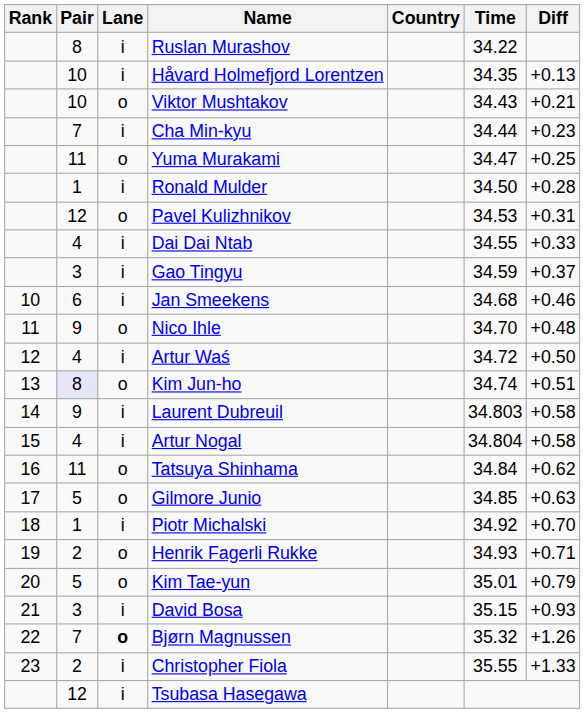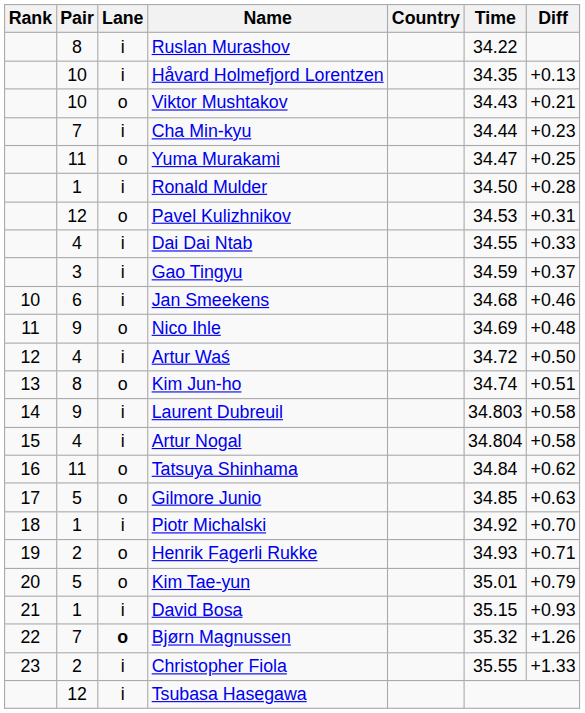(495, 328) 34.70 -> (495, 328) 34.69
(77, 384) lavender background -> (77, 384) no background
(77, 610) 3 -> (77, 610) 1
